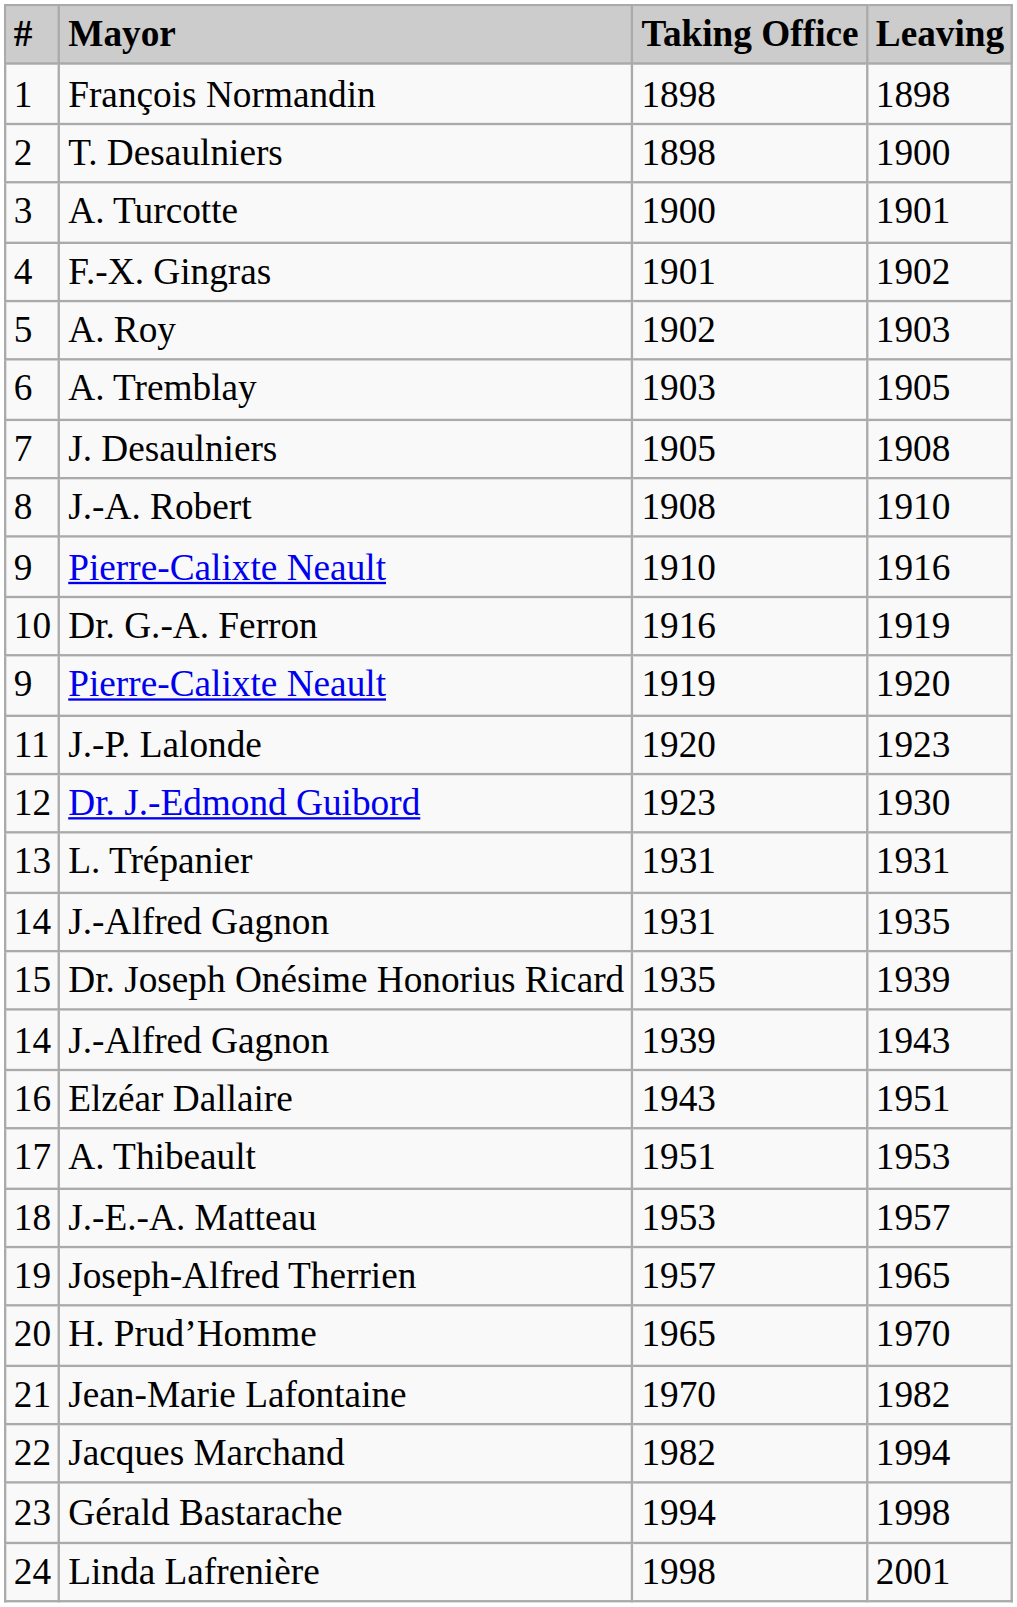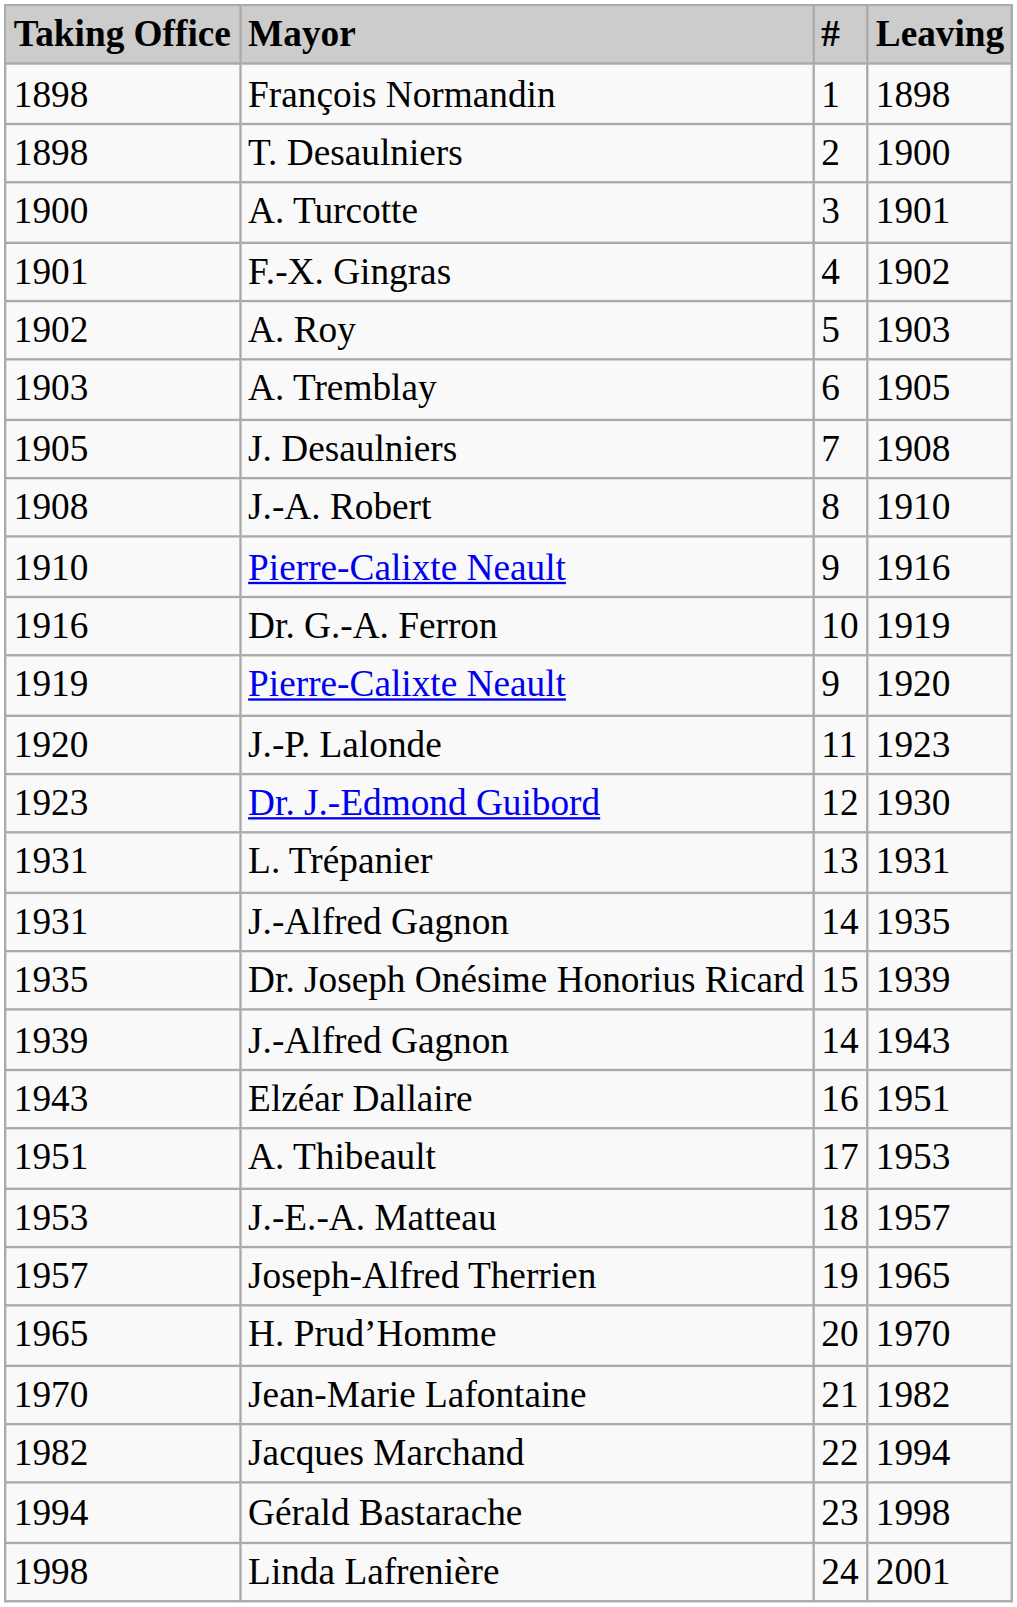columns swapped: (23, 34) <-> (750, 34)
